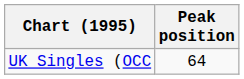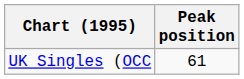(197, 62) 64 -> (197, 62) 61
